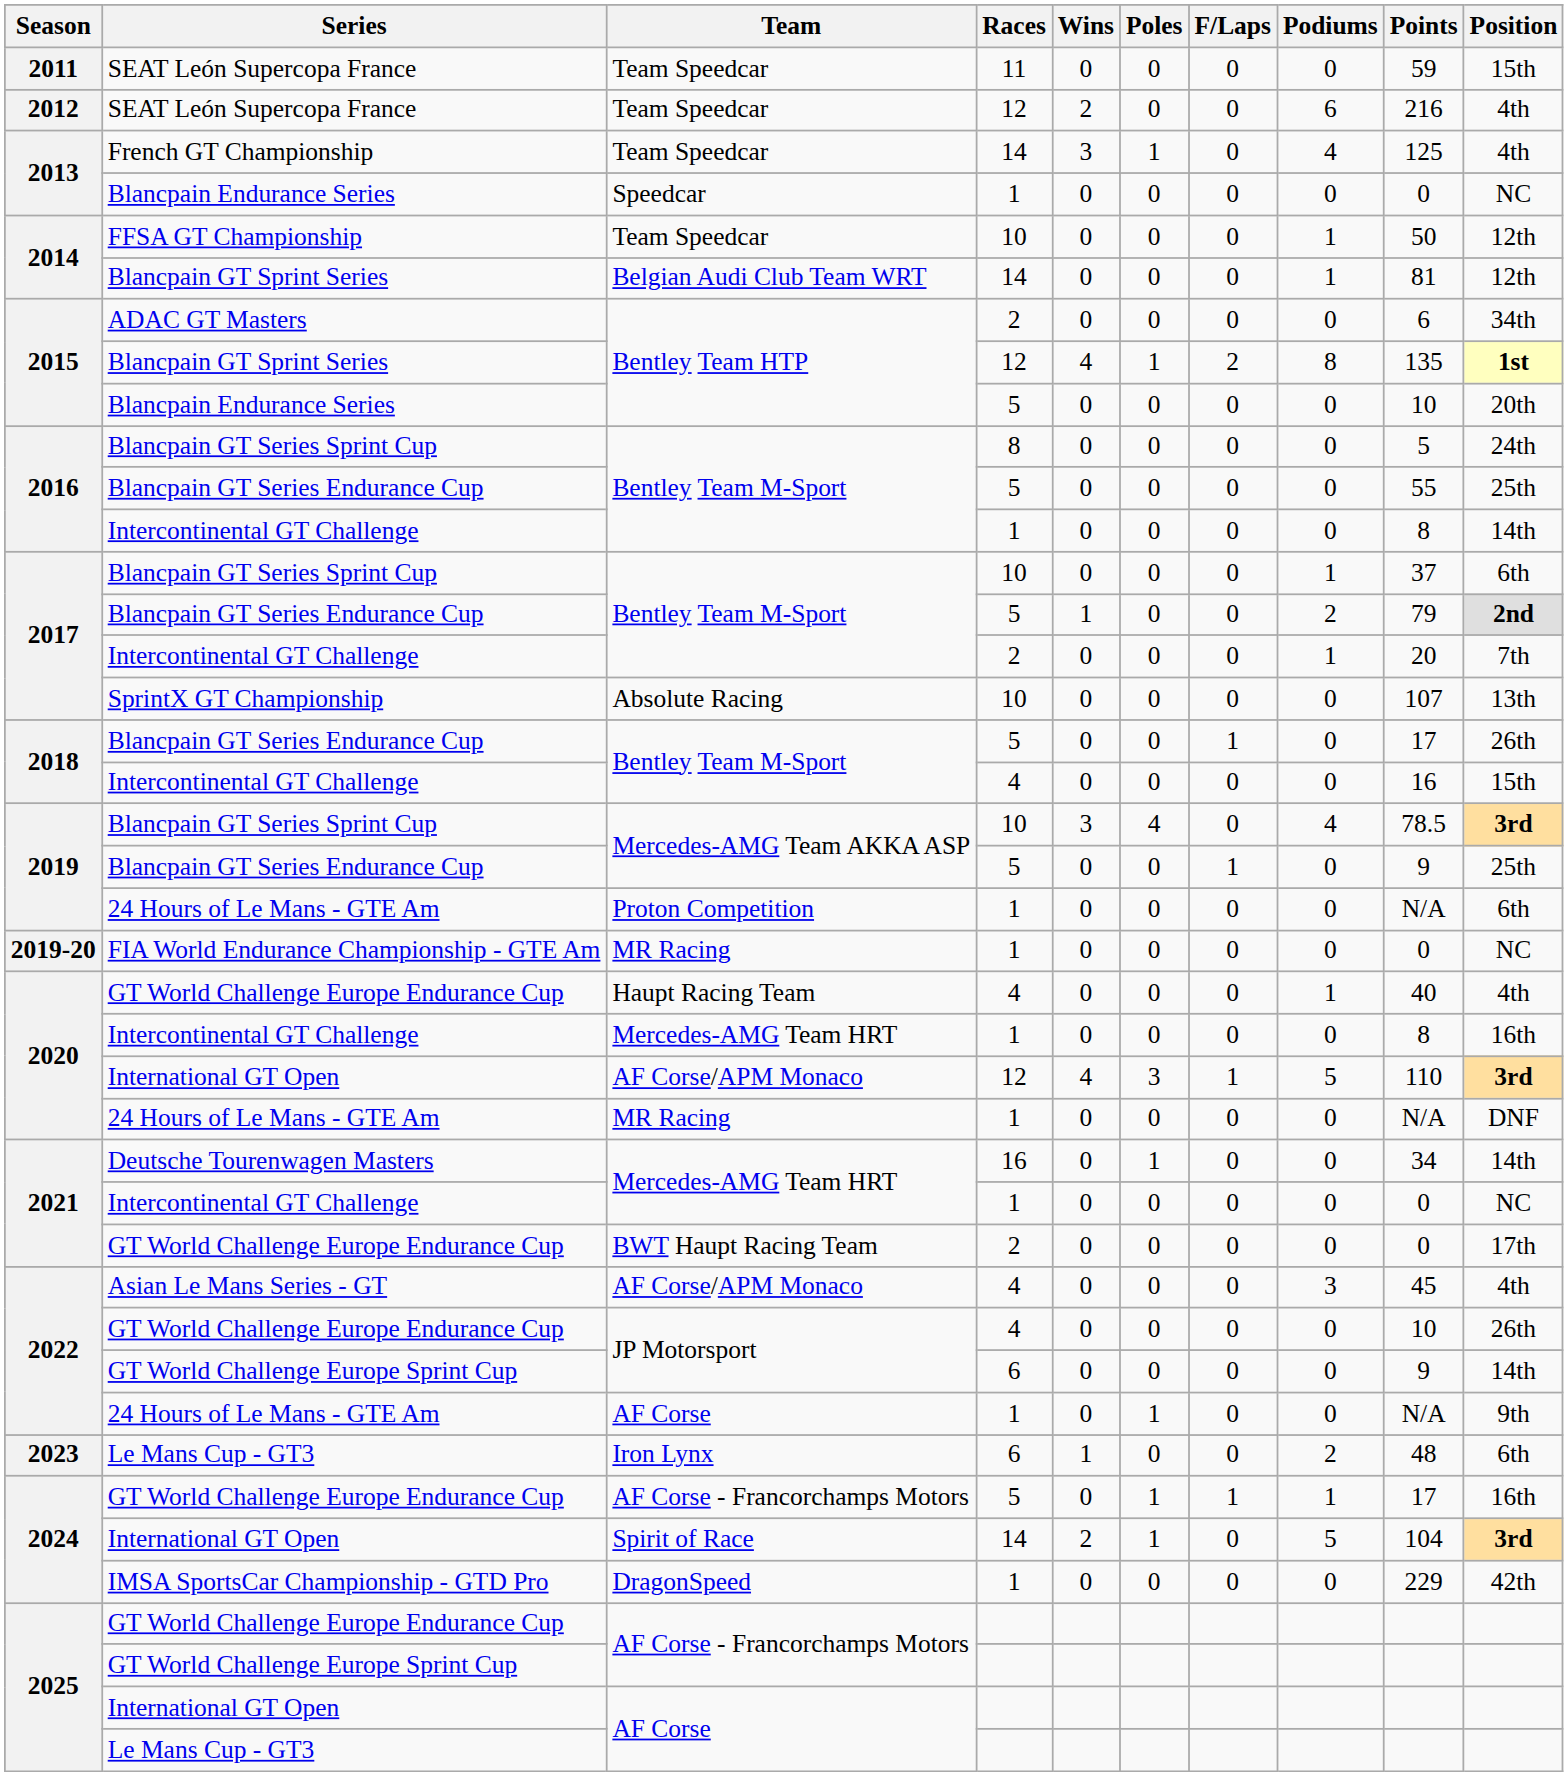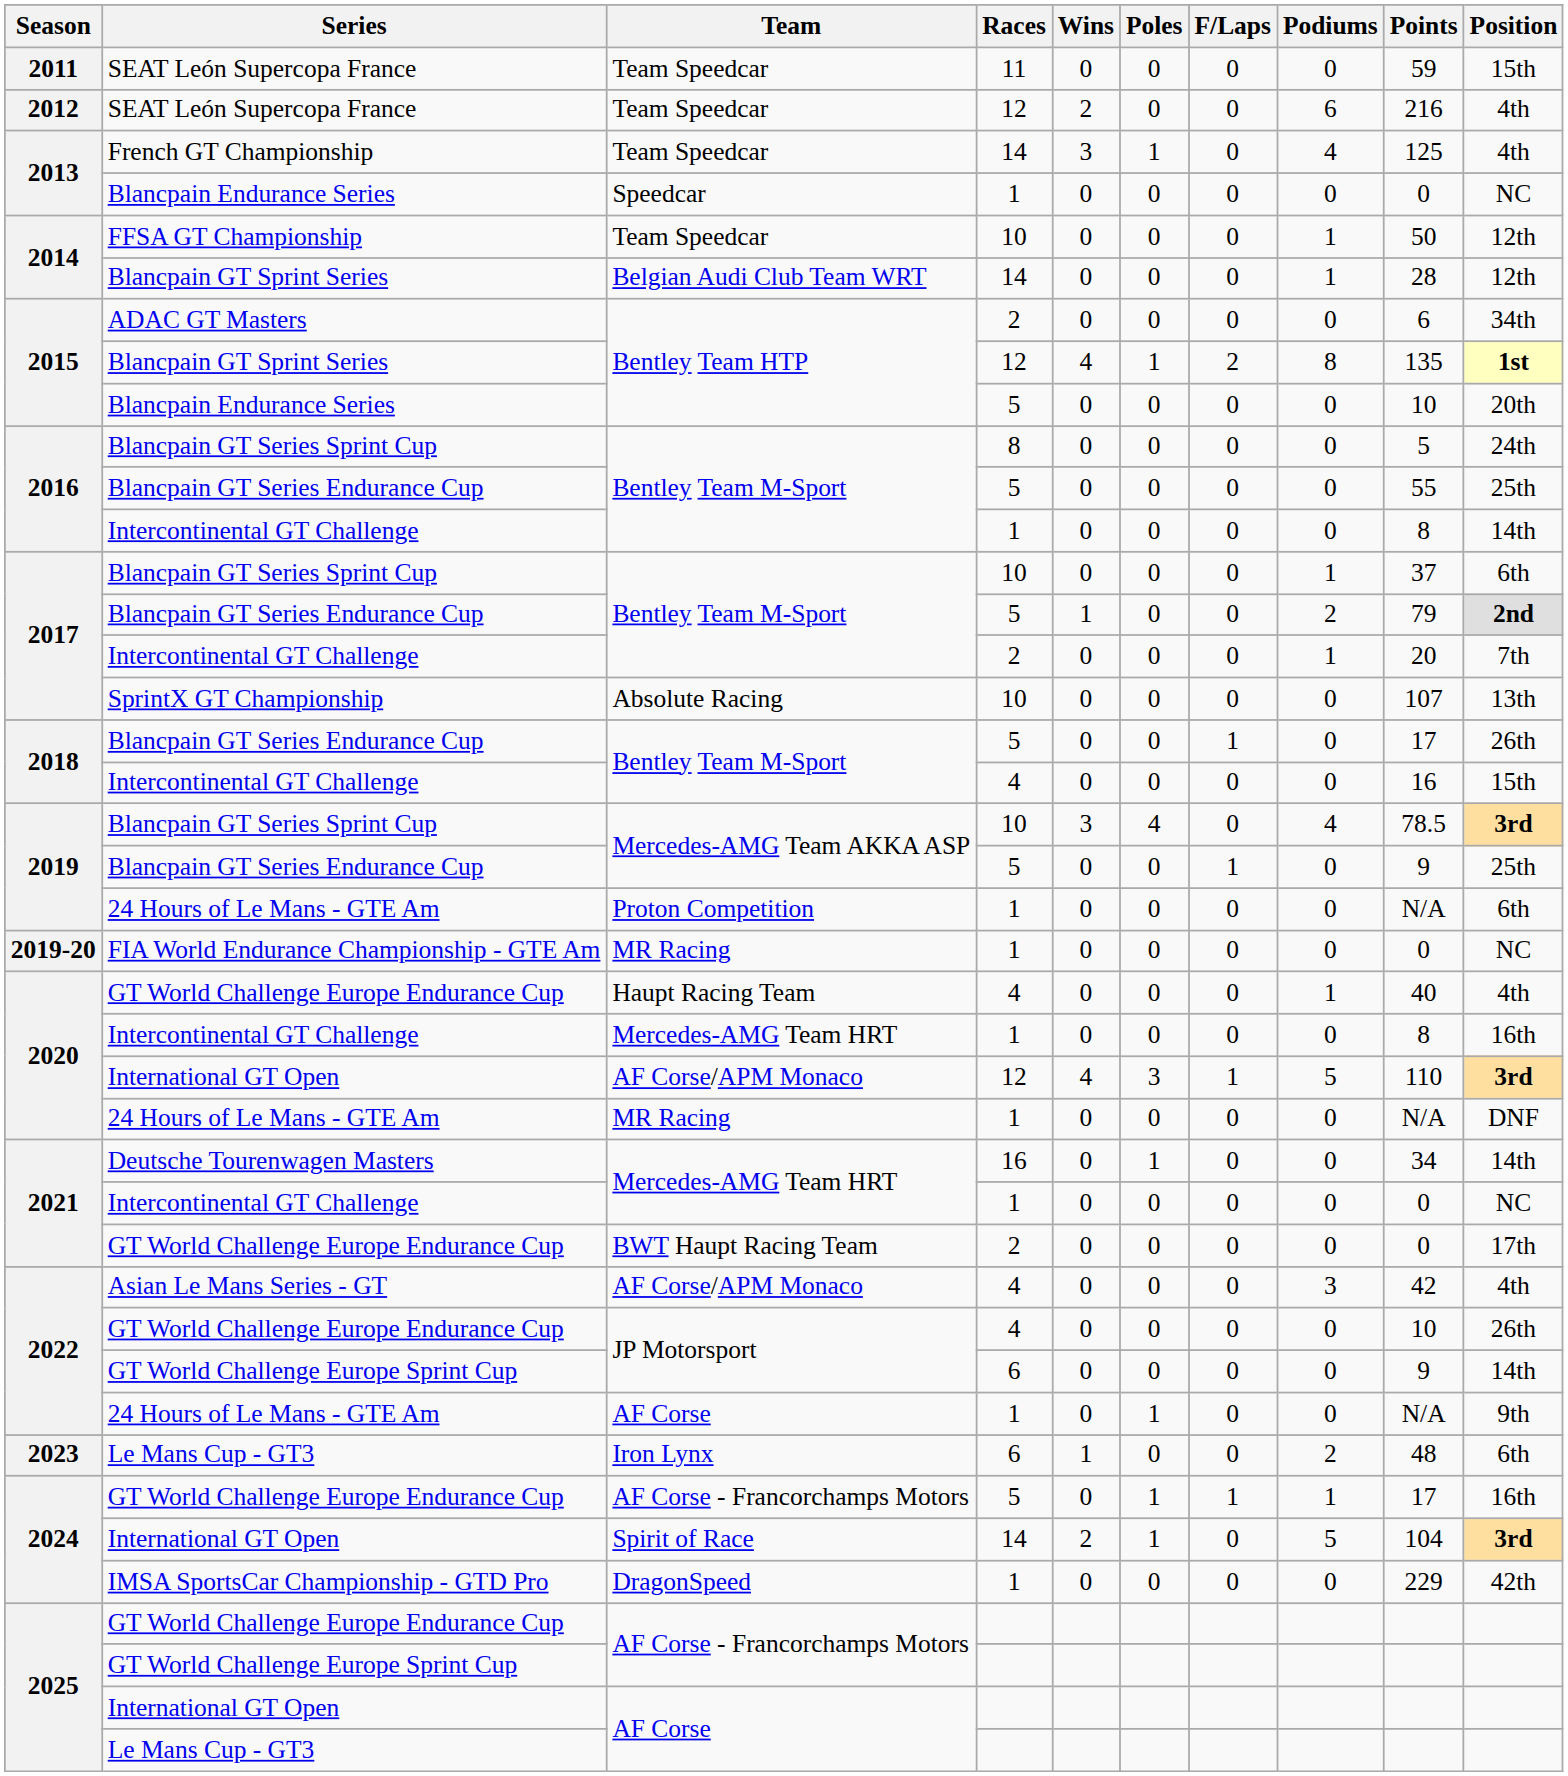(1424, 278) 81 -> (1424, 278) 28
(1424, 1287) 45 -> (1424, 1287) 42
